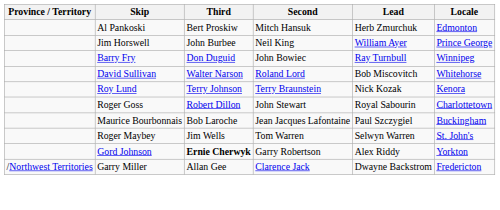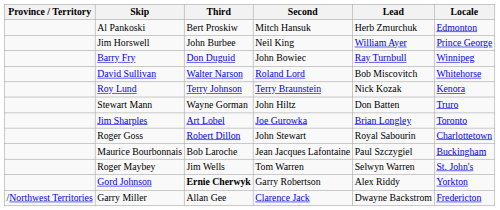+ row: (125, 105)
+ row: (122, 120)
